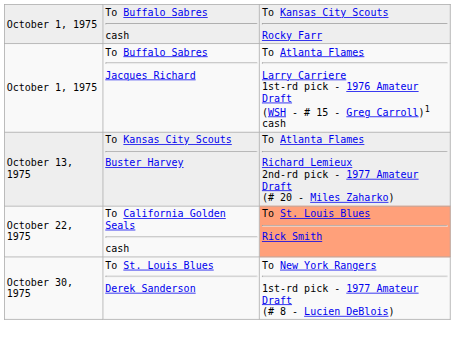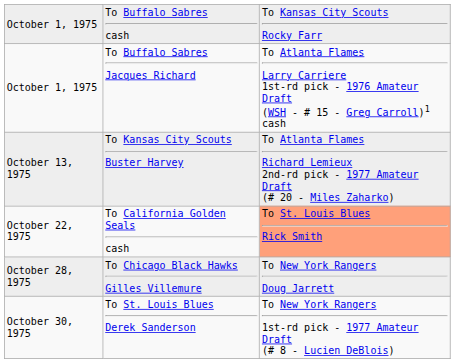+ row: (40, 277)
